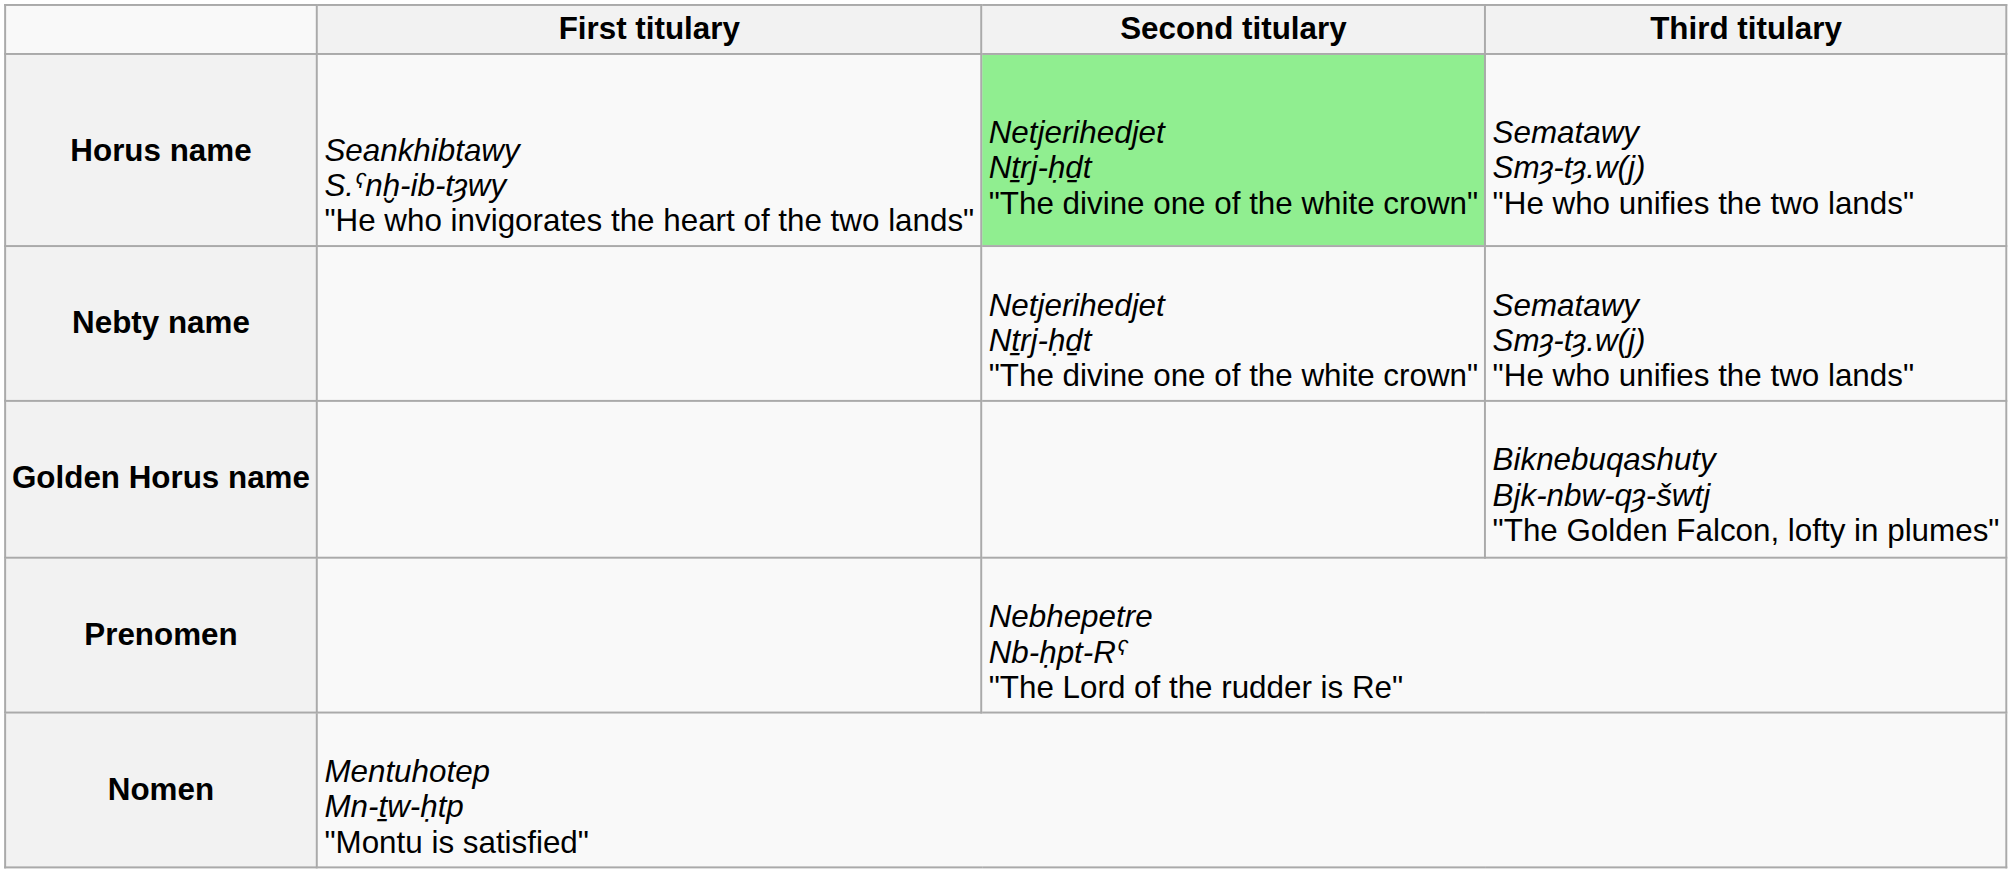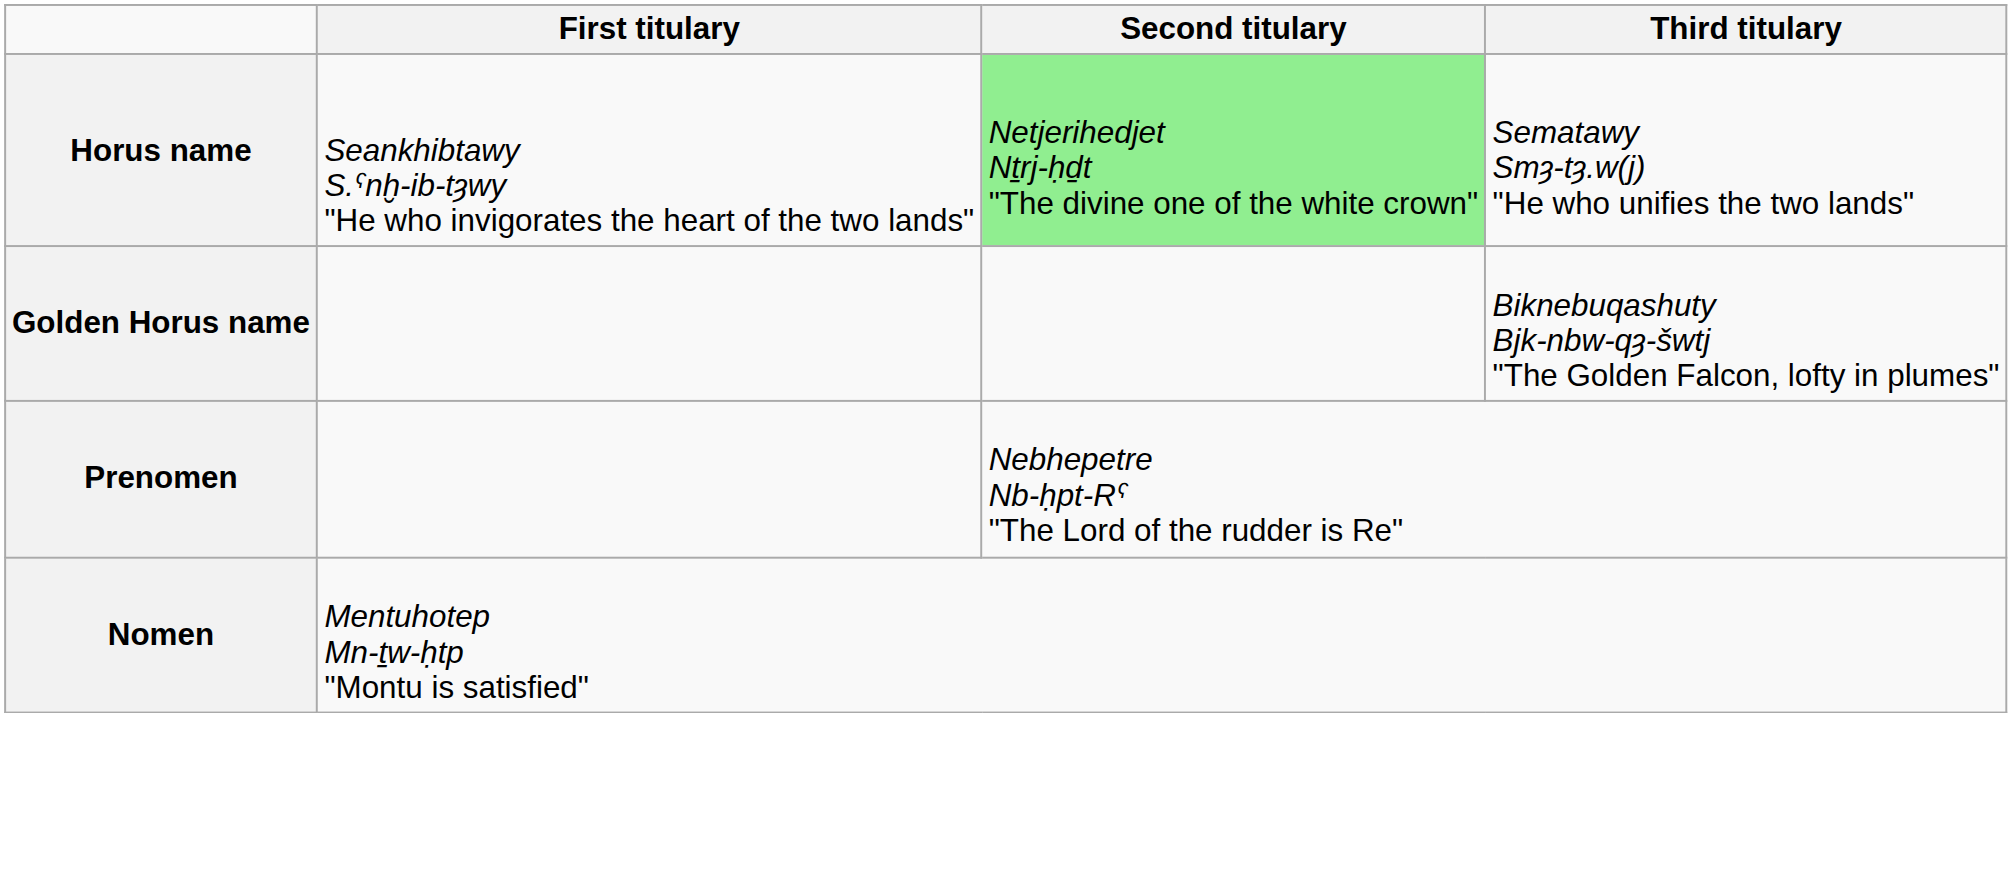- row: (161, 322)
